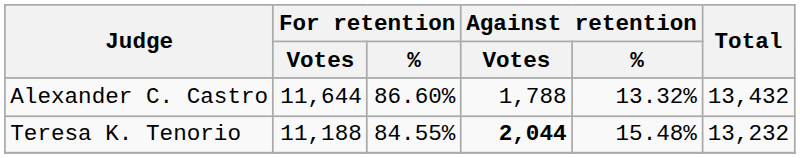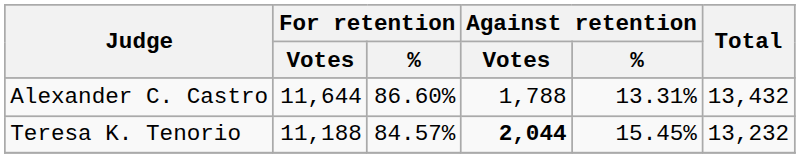(656, 97) 13.32% -> (656, 97) 13.31%
(415, 134) 84.55% -> (415, 134) 84.57%
(656, 134) 15.48% -> (656, 134) 15.45%
